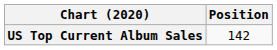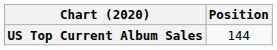(239, 35) 142 -> (239, 35) 144
